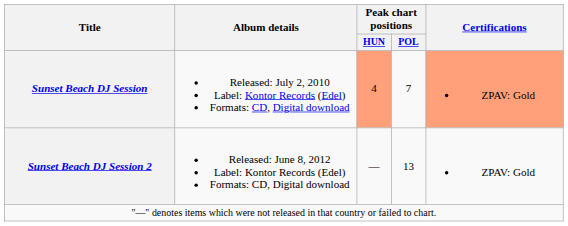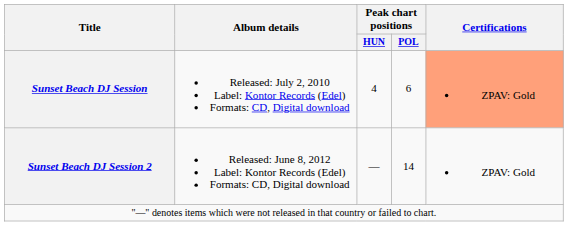(374, 89) lightsalmon background -> (374, 89) no background
(408, 89) 7 -> (408, 89) 6
(408, 166) 13 -> (408, 166) 14
